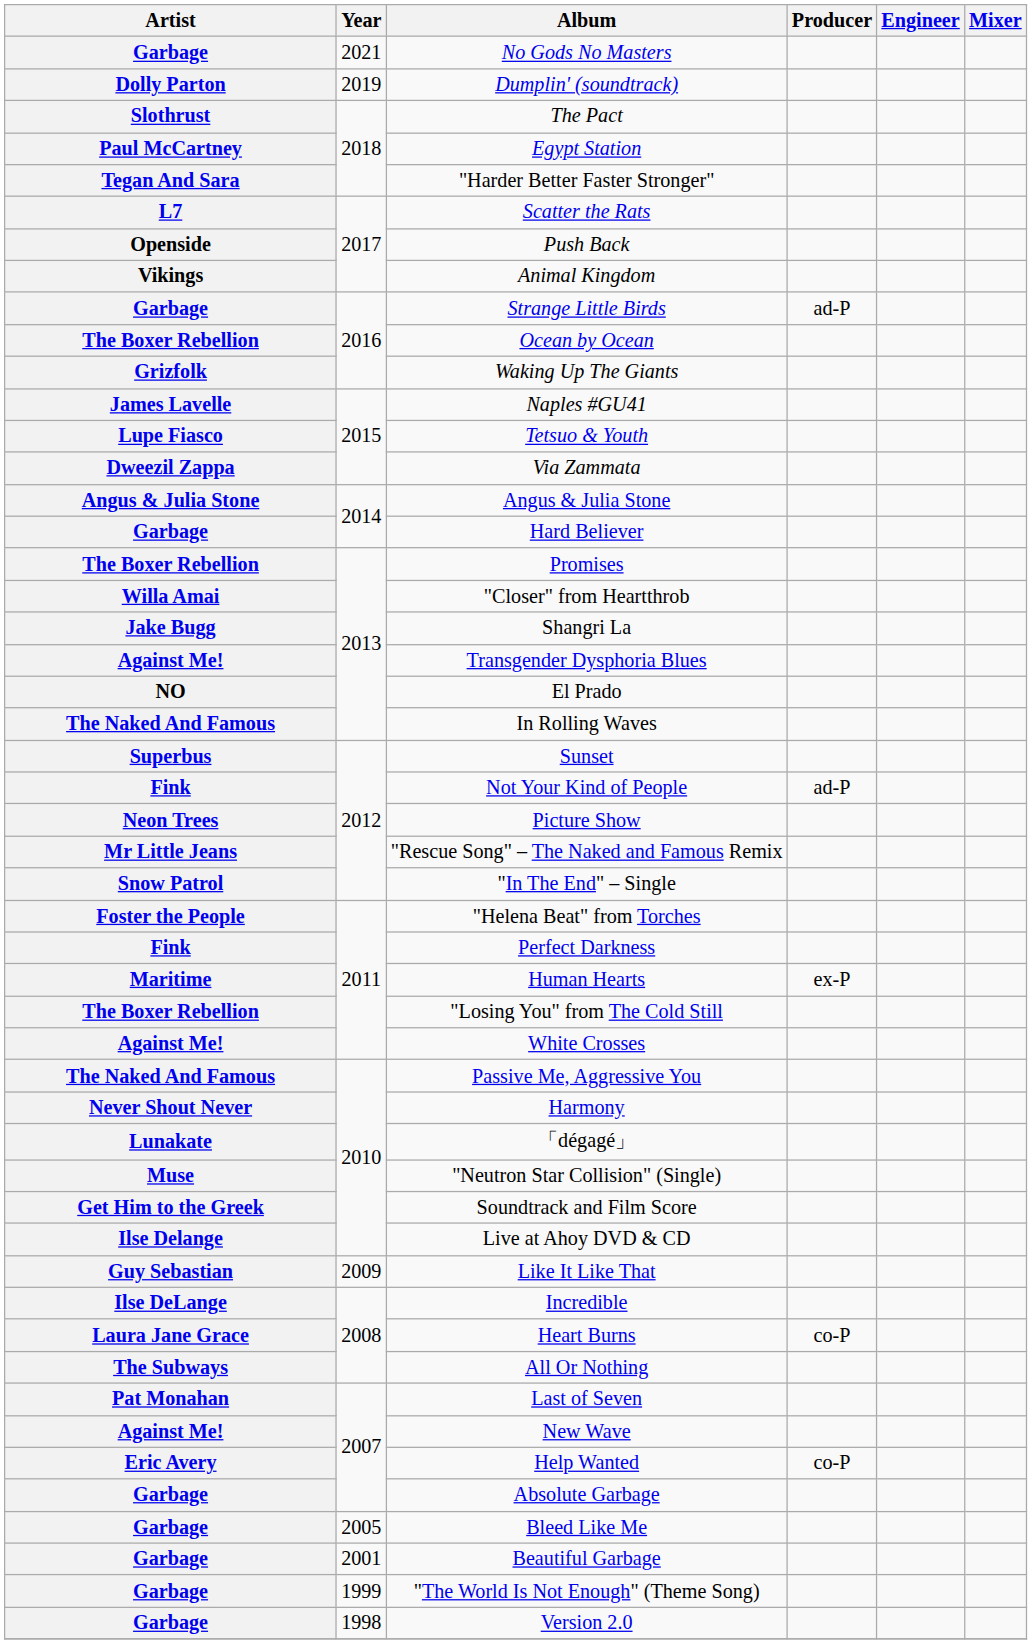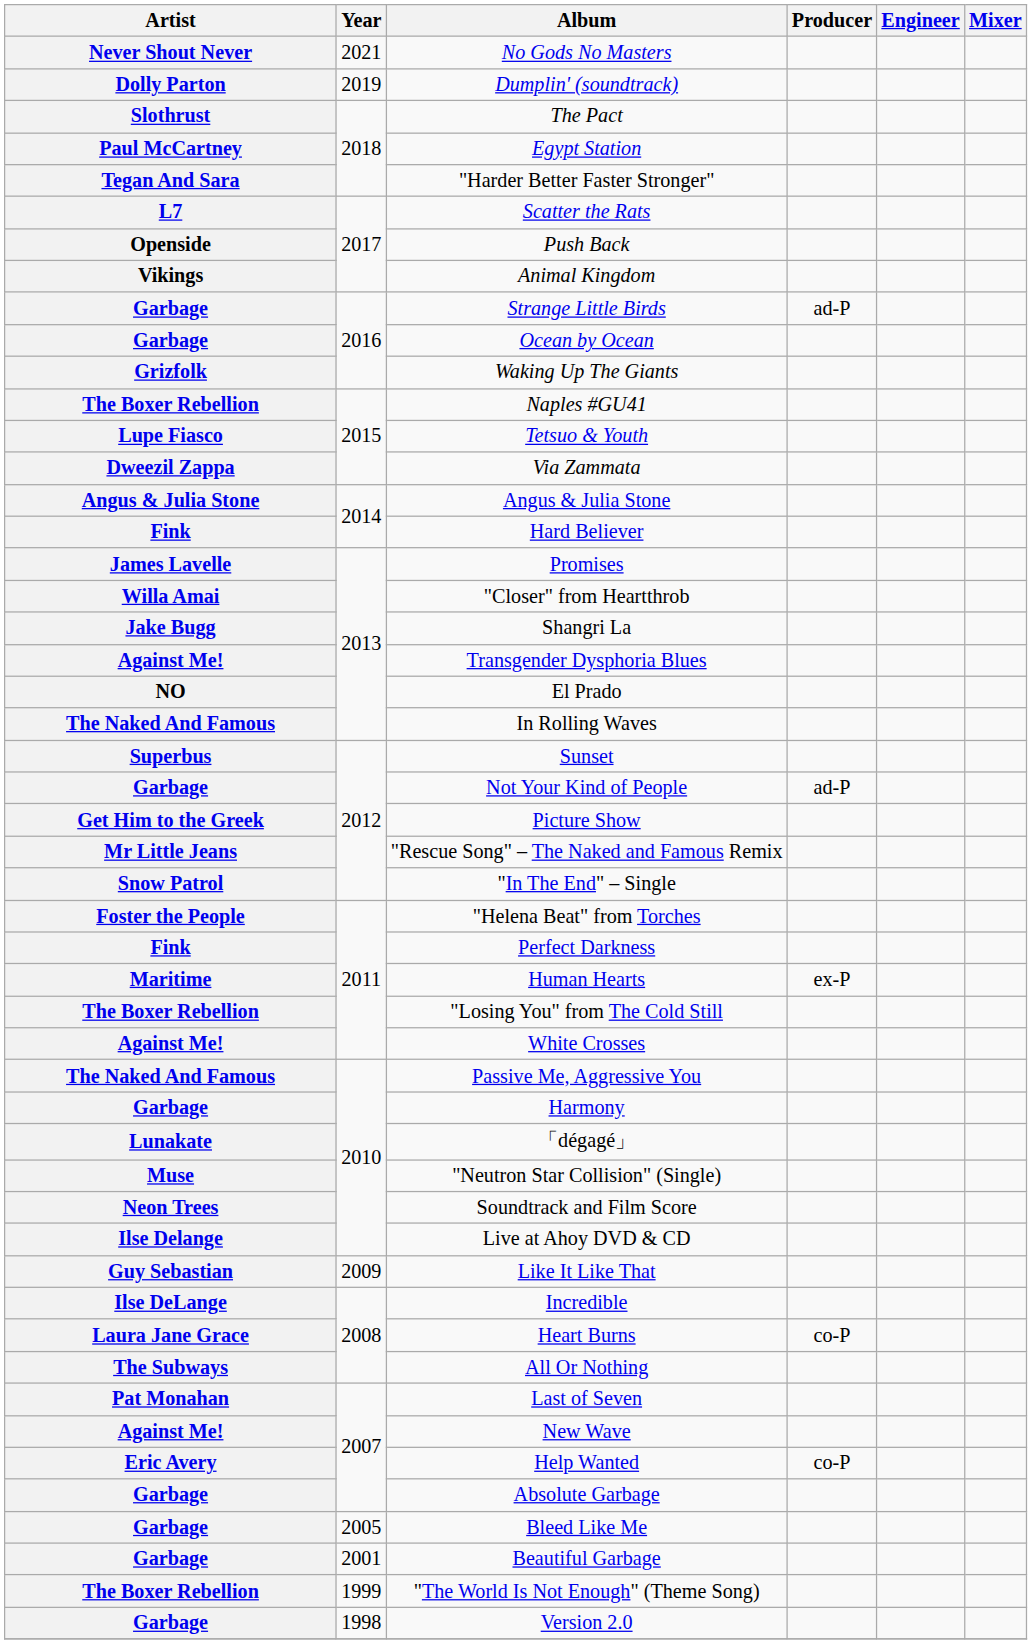(171, 52) Garbage -> (171, 52) Never Shout Never
(171, 340) The Boxer Rebellion -> (171, 340) Garbage
(171, 404) James Lavelle -> (171, 404) The Boxer Rebellion
(171, 532) Garbage -> (171, 532) Fink
(171, 564) The Boxer Rebellion -> (171, 564) James Lavelle
(171, 787) Fink -> (171, 787) Garbage
(171, 819) Neon Trees -> (171, 819) Get Him to the Greek
(171, 1107) Never Shout Never -> (171, 1107) Garbage
(171, 1207) Get Him to the Greek -> (171, 1207) Neon Trees
(171, 1590) Garbage -> (171, 1590) The Boxer Rebellion
